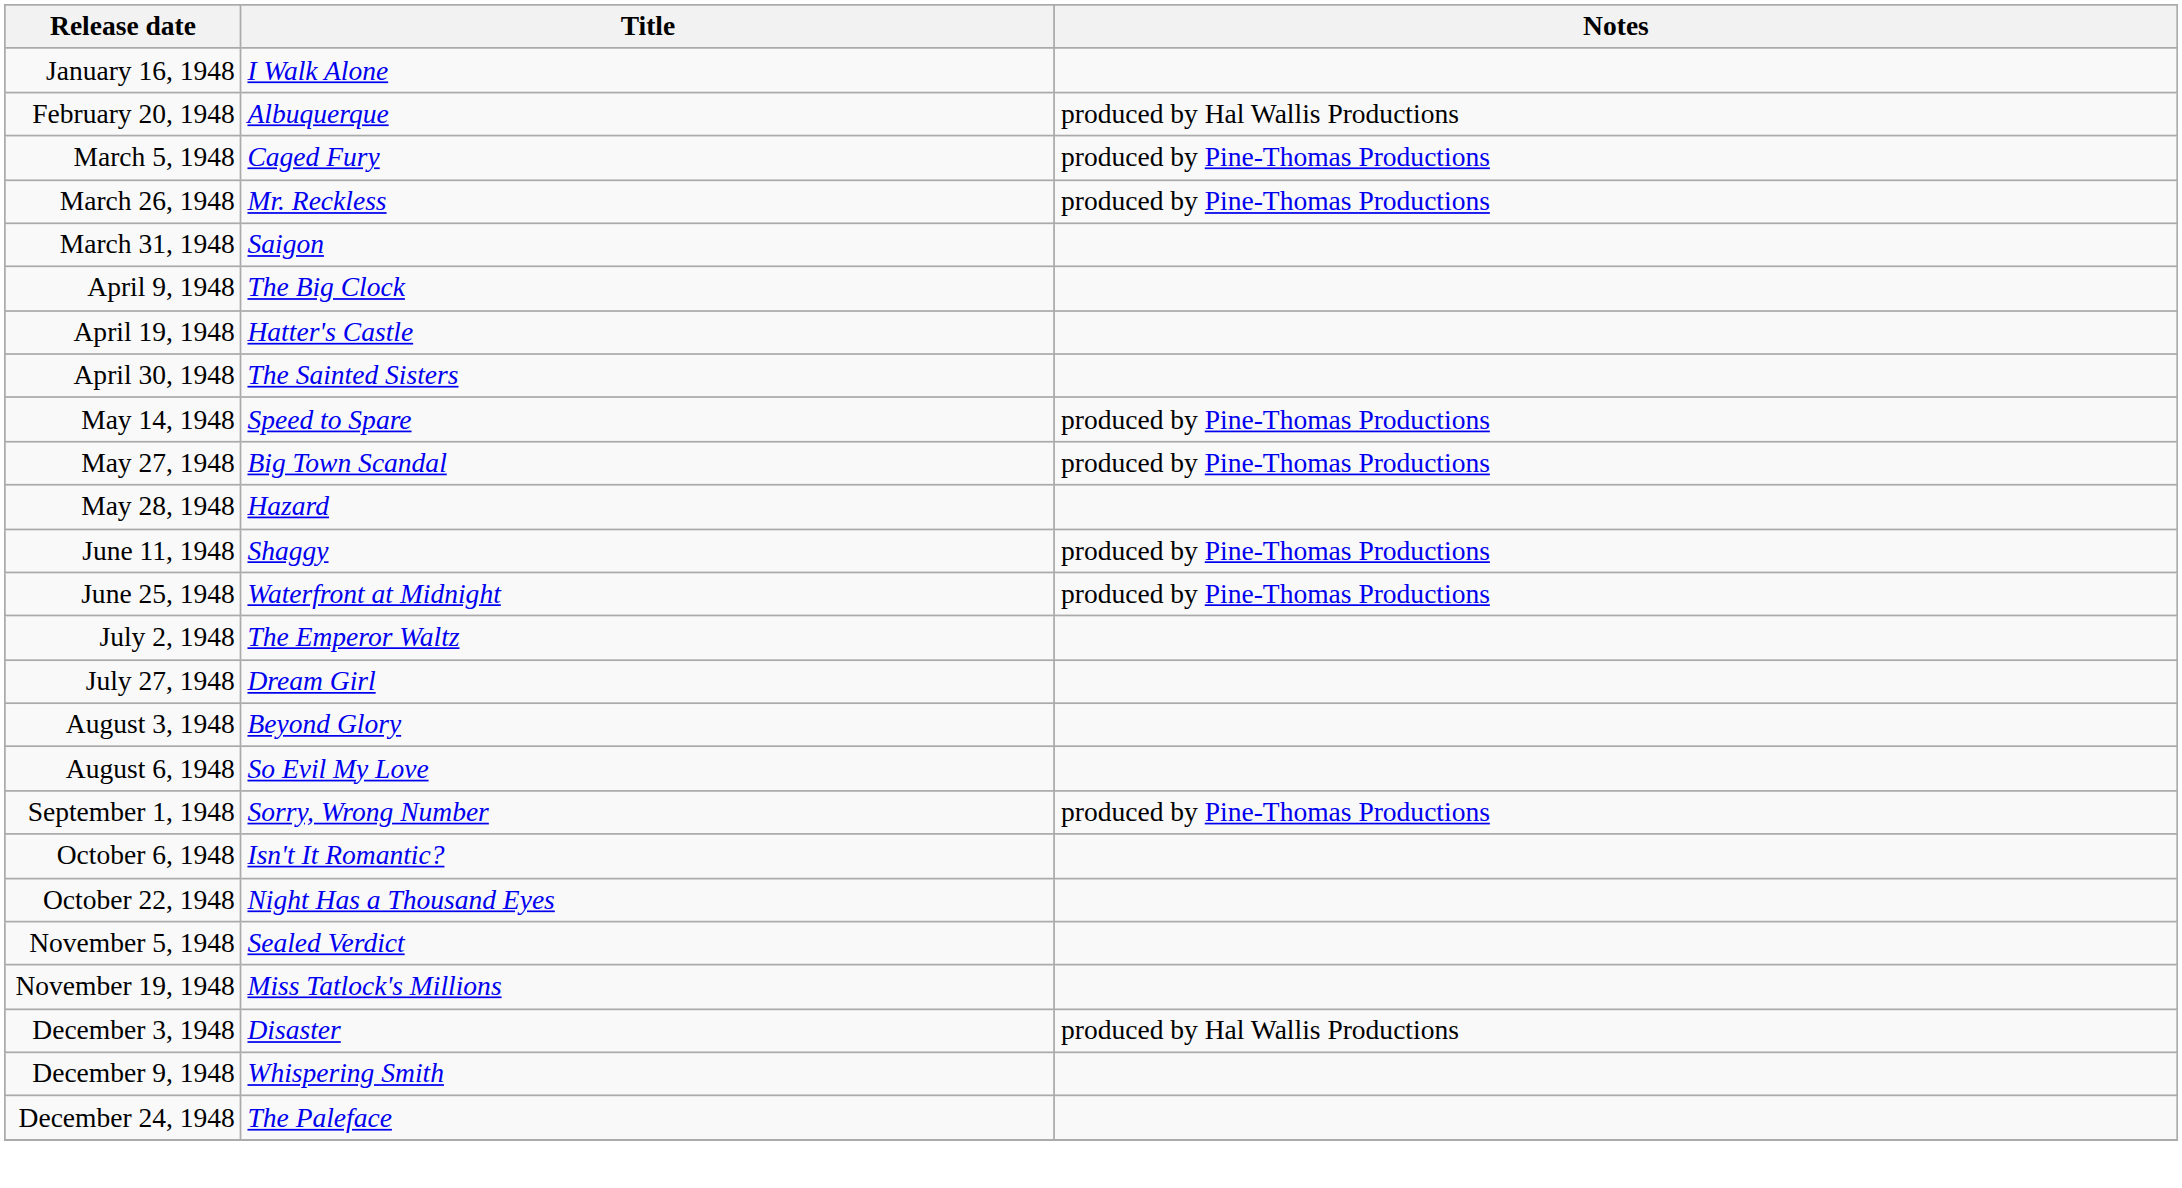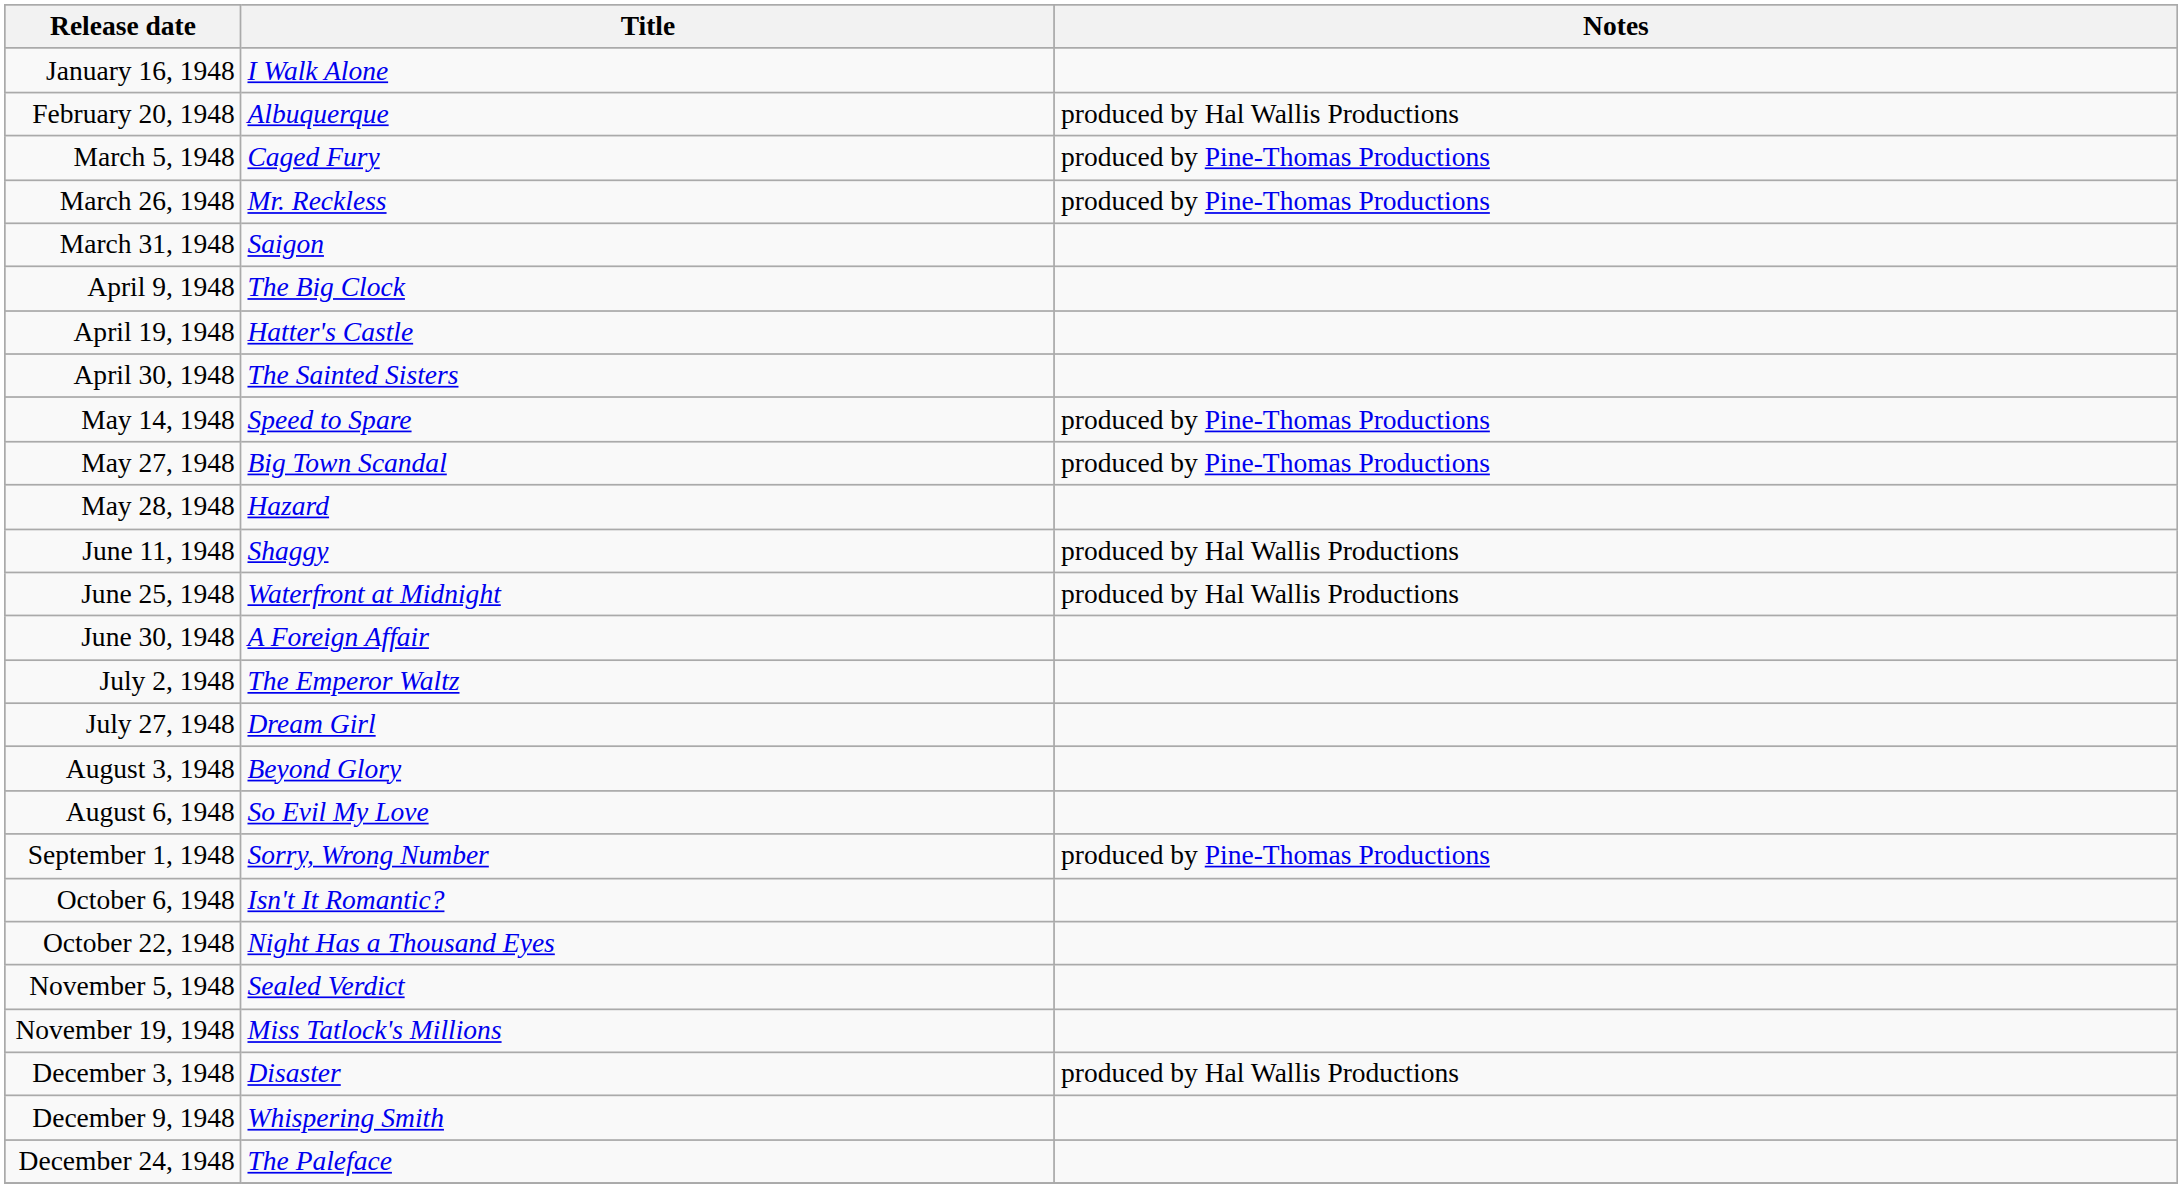(1275, 550) produced by Pine-Thomas Productions -> (1260, 550) produced by Hal Wallis Productions
(1275, 593) produced by Pine-Thomas Productions -> (1260, 593) produced by Hal Wallis Productions
+ row: (158, 637)
